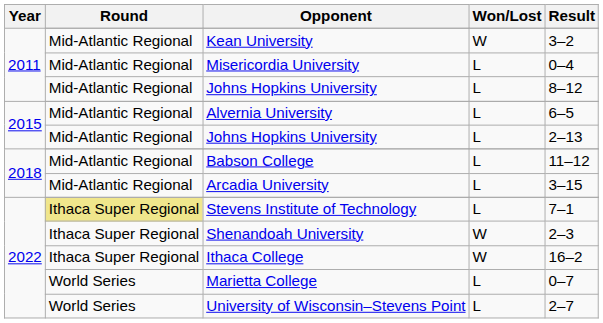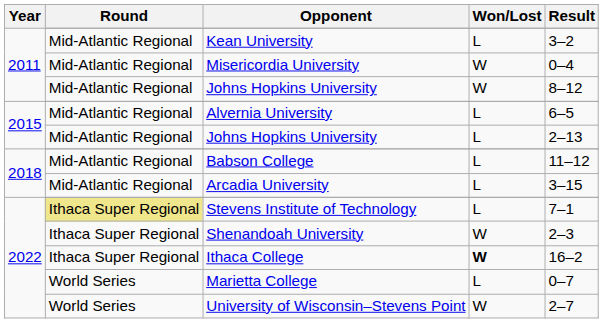(480, 40) W -> (477, 40) L
(477, 64) L -> (480, 64) W
(477, 88) L -> (480, 88) W
(480, 257) normal -> (480, 257) bold
(477, 305) L -> (480, 305) W
